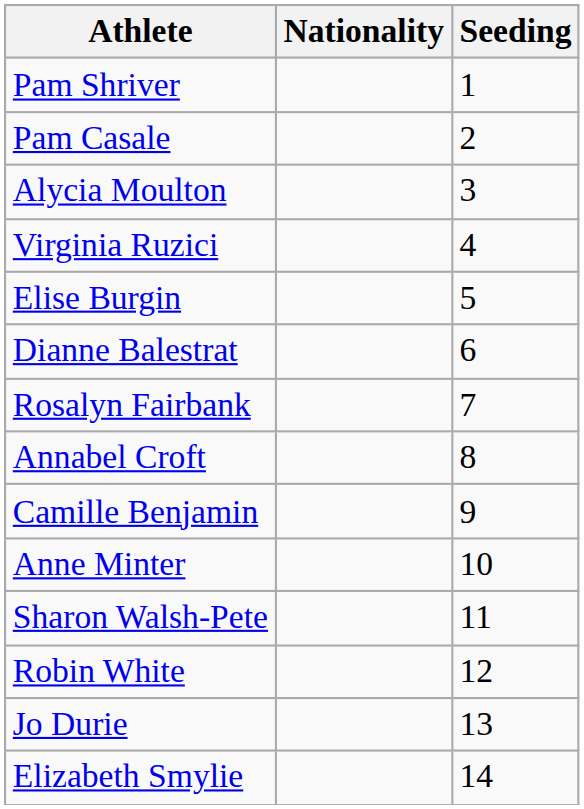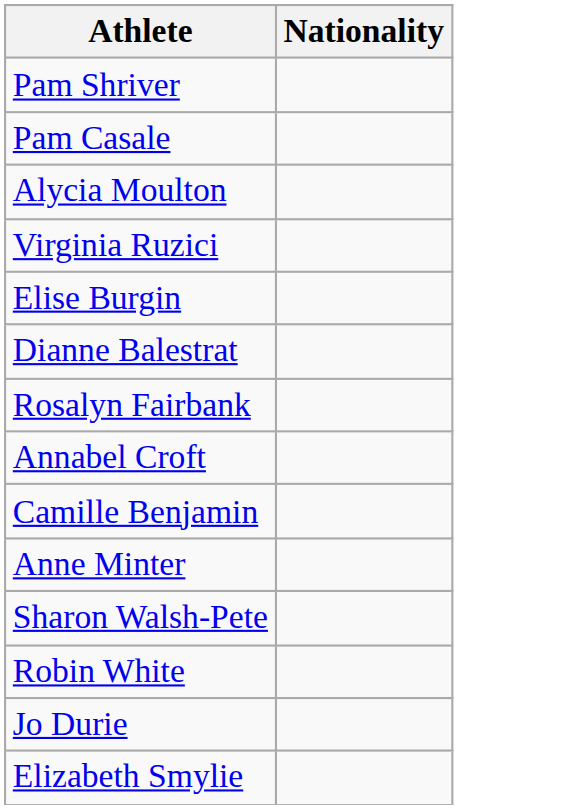- column: (516, 31)
